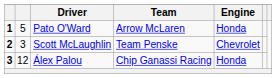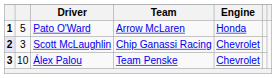(10, 45) no background -> (10, 45) lavender background
(147, 45) Team Penske -> (164, 45) Chip Ganassi Racing
(23, 61) 12 -> (23, 61) 10
(164, 61) Chip Ganassi Racing -> (147, 61) Team Penske
(231, 61) Honda -> (238, 61) Chevrolet
